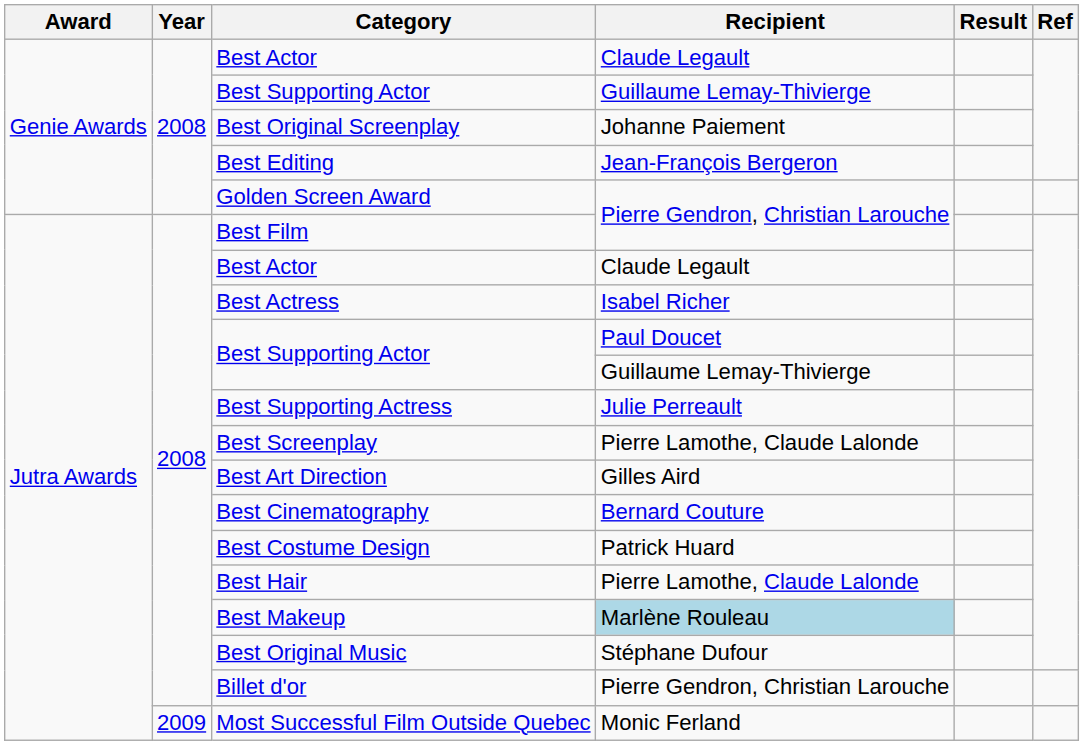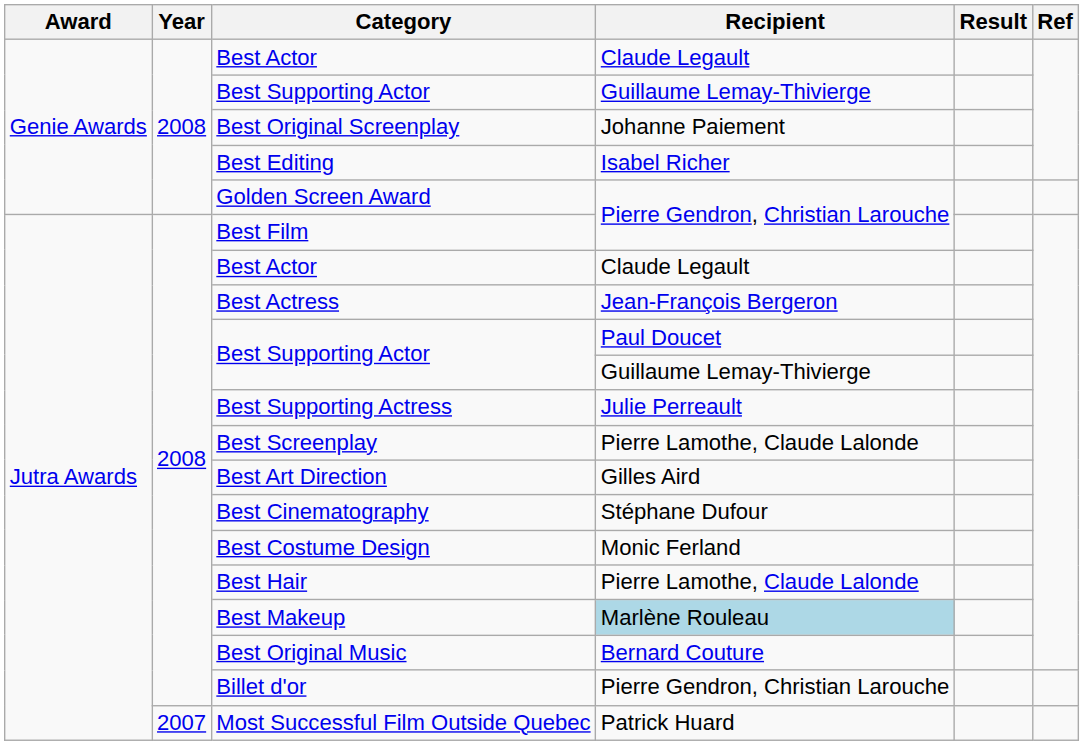(719, 162) Jean-François Bergeron -> (665, 162) Isabel Richer
(665, 302) Isabel Richer -> (719, 302) Jean-François Bergeron
(682, 512) Bernard Couture -> (684, 512) Stéphane Dufour
(668, 547) Patrick Huard -> (671, 547) Monic Ferland
(684, 652) Stéphane Dufour -> (682, 652) Bernard Couture
(182, 722) 2009 -> (182, 722) 2007
(671, 722) Monic Ferland -> (668, 722) Patrick Huard
